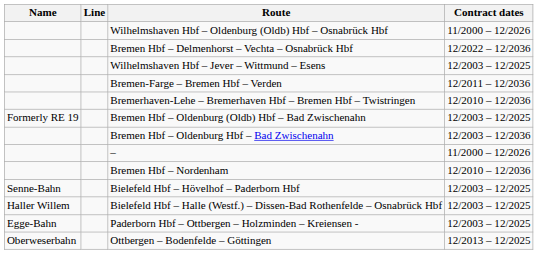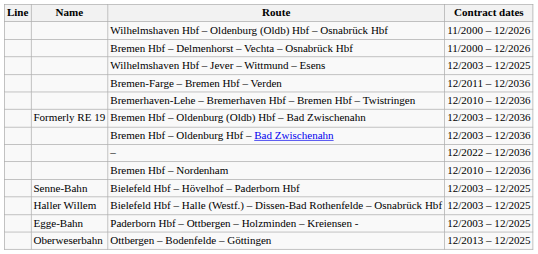columns swapped: (94, 13) <-> (43, 13)
(489, 48) 12/2022 – 12/2036 -> (489, 48) 11/2000 – 12/2026
(489, 118) 12/2003 – 12/2025 -> (489, 118) 12/2003 – 12/2036
(489, 153) 11/2000 – 12/2026 -> (489, 153) 12/2022 – 12/2036
